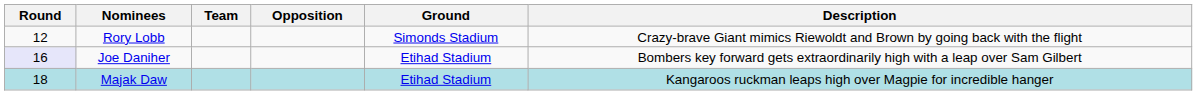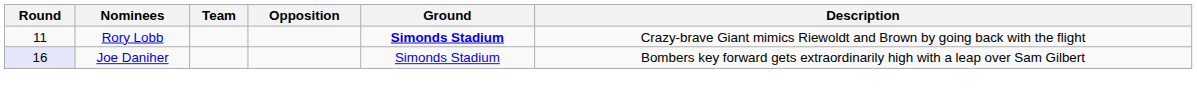(40, 37) 12 -> (40, 37) 11
(446, 37) normal -> (447, 37) bold
(446, 58) Etihad Stadium -> (447, 58) Simonds Stadium
- row: (134, 79)
